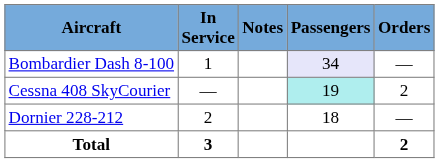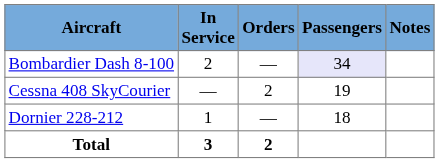columns swapped: (404, 27) <-> (263, 27)
(208, 63) 1 -> (208, 63) 2
(331, 90) paleturquoise background -> (342, 90) no background
(208, 117) 2 -> (208, 117) 1
